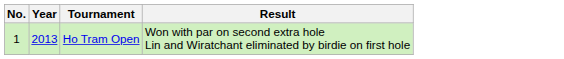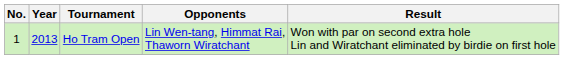+ column: (215, 14)
